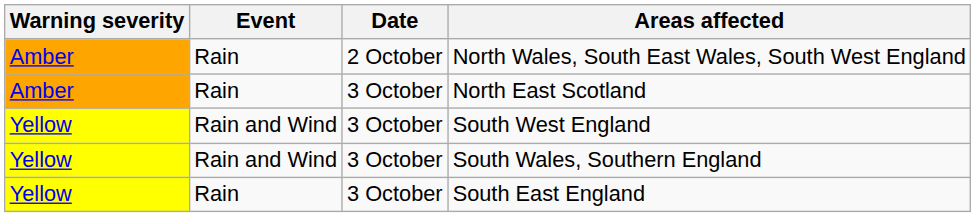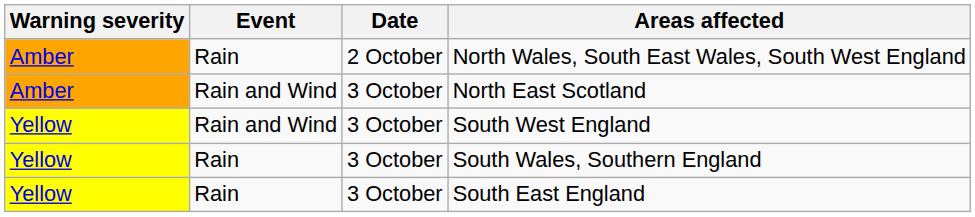(217, 90) Rain -> (266, 90) Rain and Wind
(266, 159) Rain and Wind -> (217, 159) Rain
